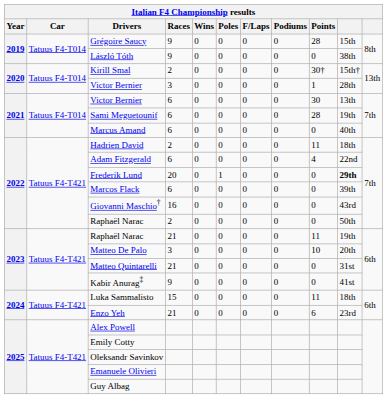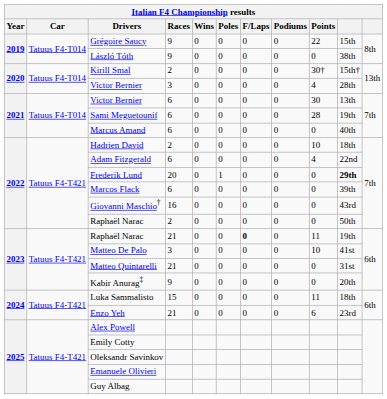(316, 41) 28 -> (316, 41) 22
(314, 85) 1 -> (314, 85) 4
(316, 144) 11 -> (316, 144) 10
(245, 235) normal -> (245, 235) bold
(347, 250) 20th -> (347, 250) 41st
(347, 281) 41st -> (347, 281) 20th
